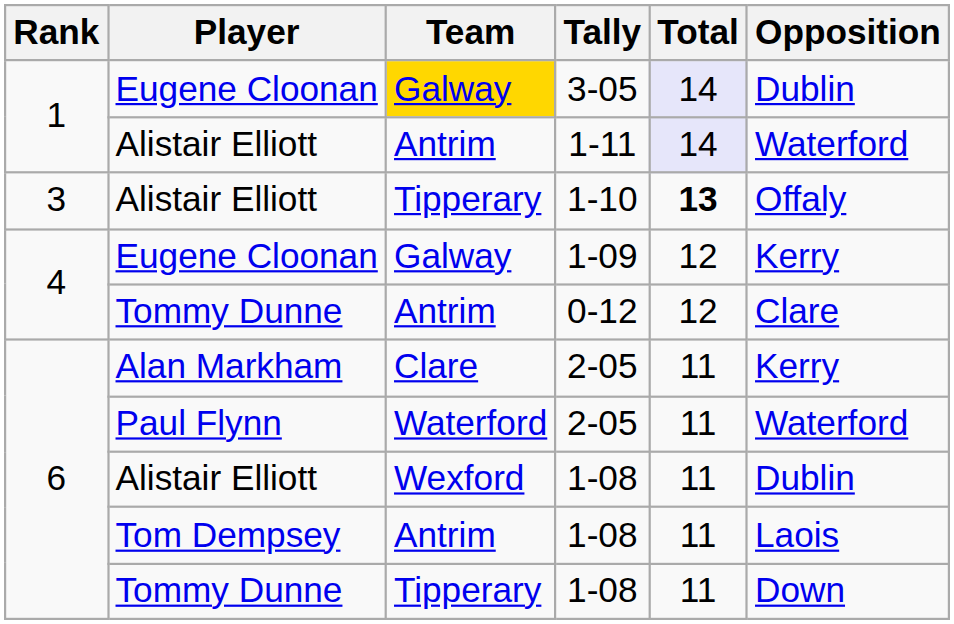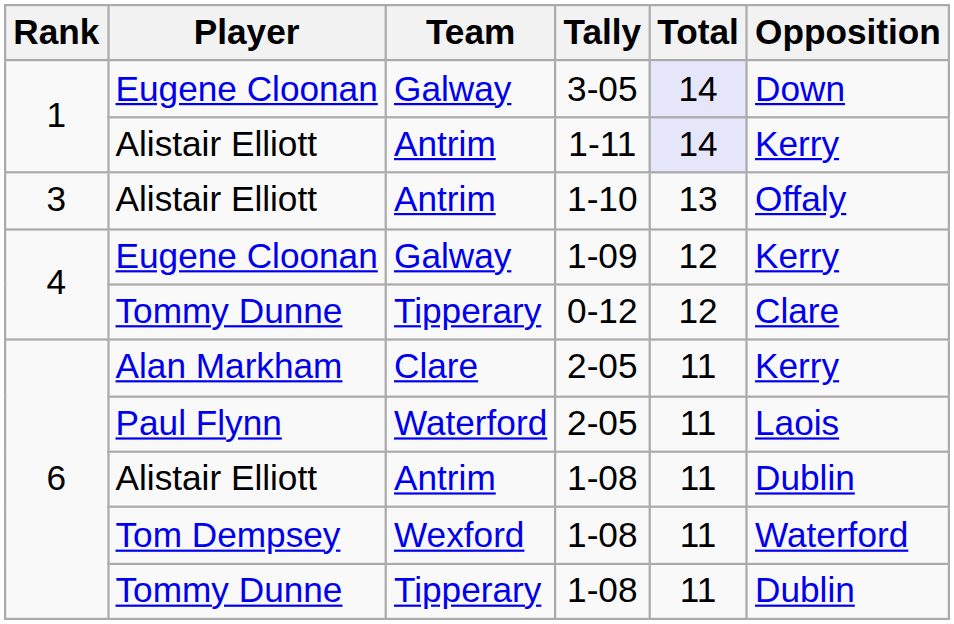(453, 88) gold background -> (453, 88) no background
(805, 88) Dublin -> (800, 88) Down
(832, 144) Waterford -> (797, 144) Kerry
(468, 199) Tipperary -> (445, 199) Antrim
(698, 199) bold -> (698, 199) normal
(445, 311) Antrim -> (468, 311) Tipperary
(832, 423) Waterford -> (797, 423) Laois
(459, 479) Wexford -> (445, 479) Antrim
(445, 534) Antrim -> (459, 534) Wexford
(797, 534) Laois -> (832, 534) Waterford
(800, 590) Down -> (805, 590) Dublin
